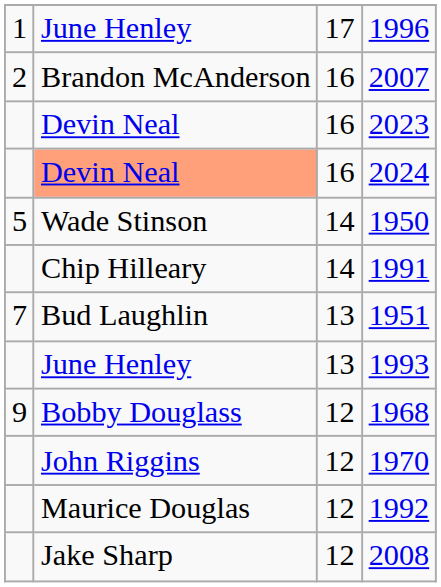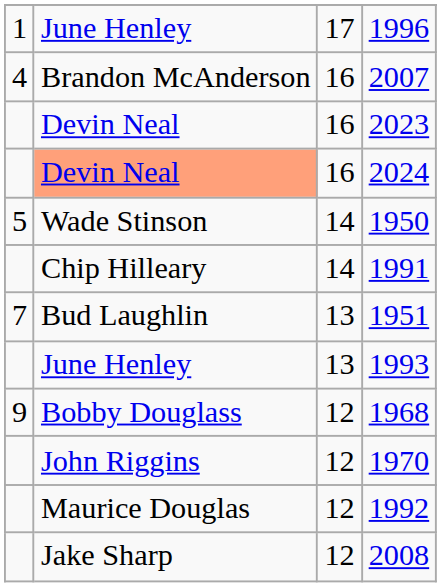(19, 76) 2 -> (19, 76) 4
